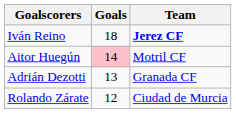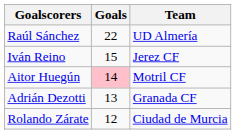+ row: (43, 35)
(111, 35) 18 -> (111, 56) 15
(158, 35) bold -> (156, 56) normal
